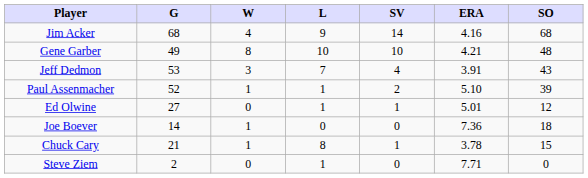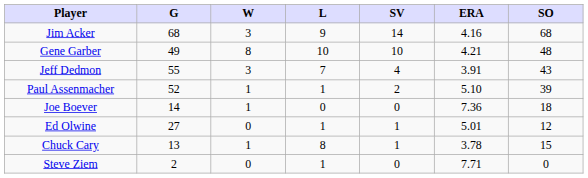(248, 32) 4 -> (248, 32) 3
(174, 70) 53 -> (174, 70) 55
rows swapped: (71, 107) <-> (71, 126)
(174, 145) 21 -> (174, 145) 13
